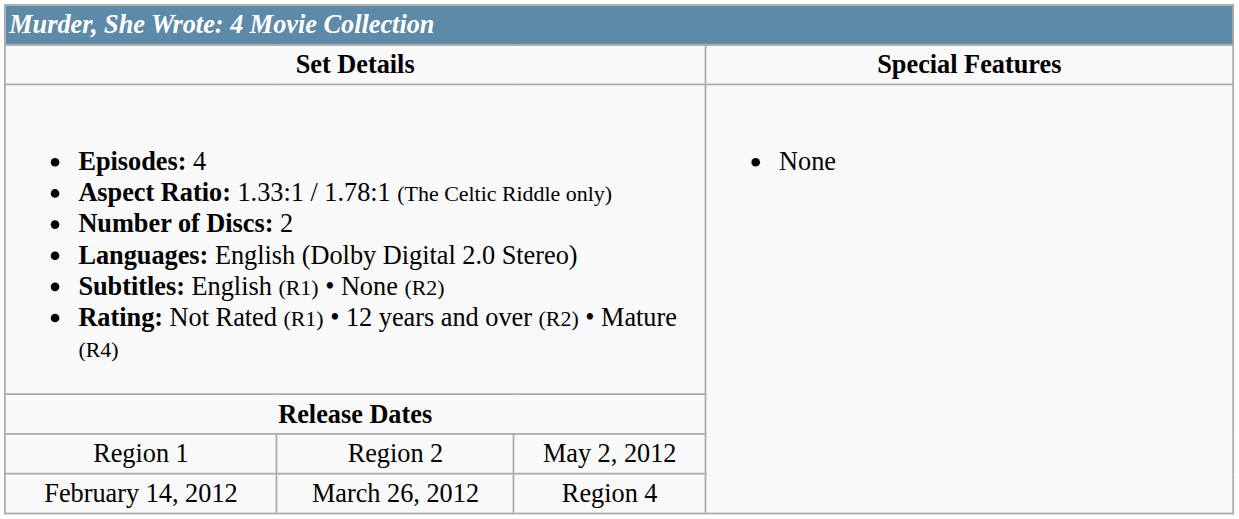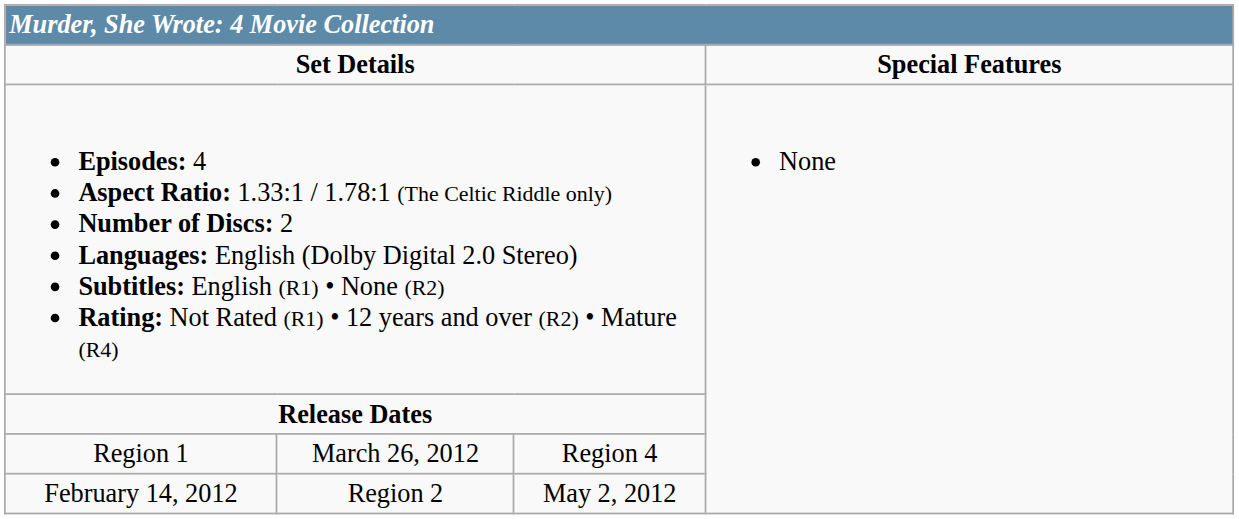(395, 454) Region 2 -> (395, 454) March 26, 2012
(610, 454) May 2, 2012 -> (610, 454) Region 4
(395, 493) March 26, 2012 -> (395, 493) Region 2
(610, 493) Region 4 -> (610, 493) May 2, 2012
